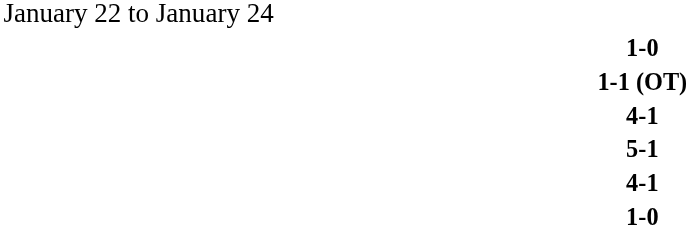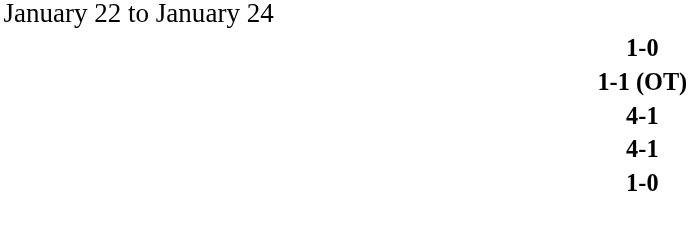- row: (267, 150)
